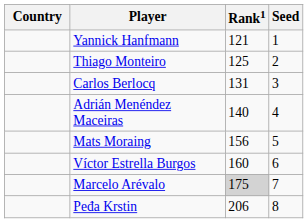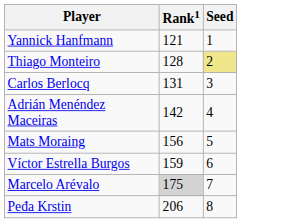- column: (37, 17)
(239, 62) 125 -> (173, 62) 128
(275, 62) no background -> (210, 62) khaki background
(239, 112) 140 -> (173, 112) 142
(239, 163) 160 -> (173, 163) 159
